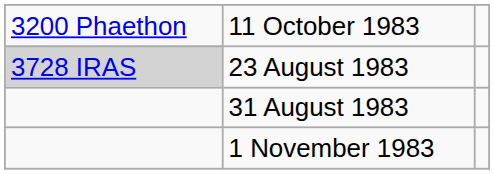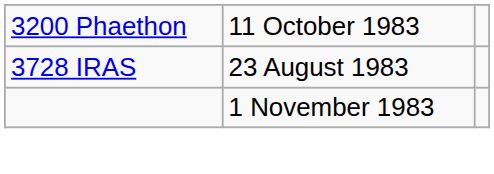(74, 67) lightgrey background -> (74, 67) no background
- row: (319, 108)
